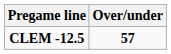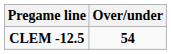(128, 37) 57 -> (128, 37) 54
